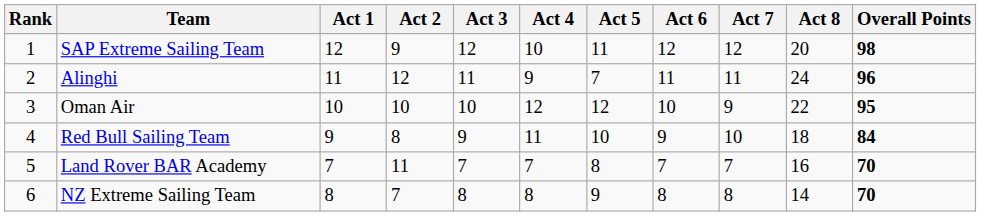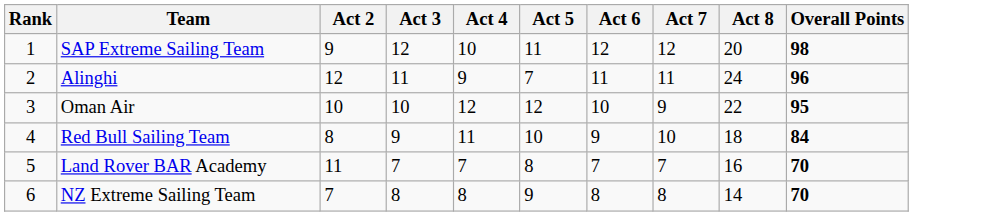- column: (353, 19)
